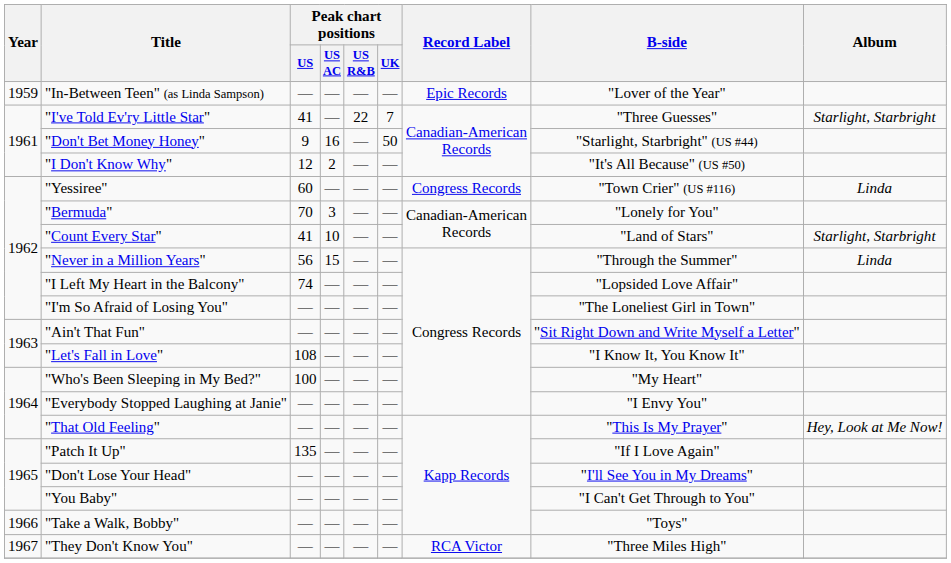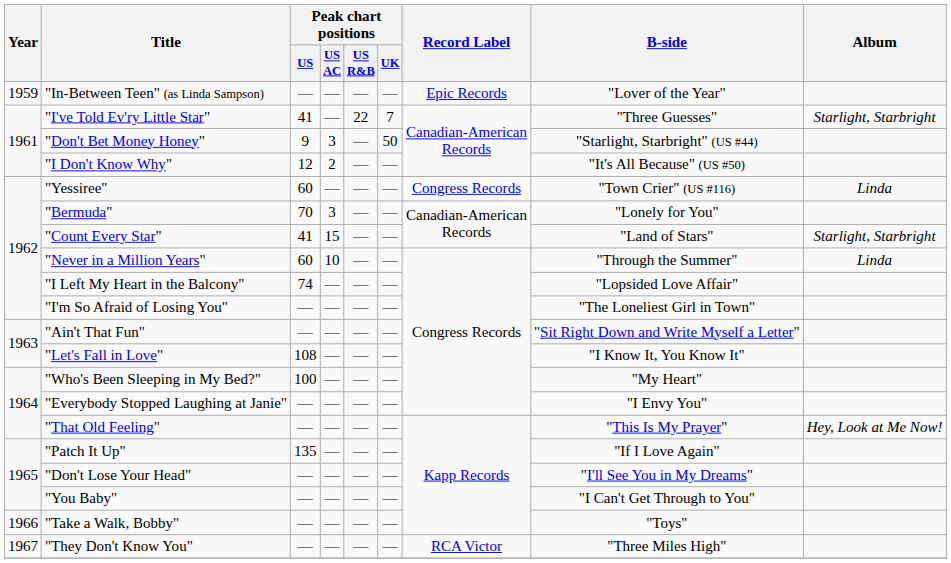(332, 140) 16 -> (332, 140) 3
(332, 236) 10 -> (332, 236) 15
(305, 260) 56 -> (305, 260) 60
(332, 260) 15 -> (332, 260) 10
